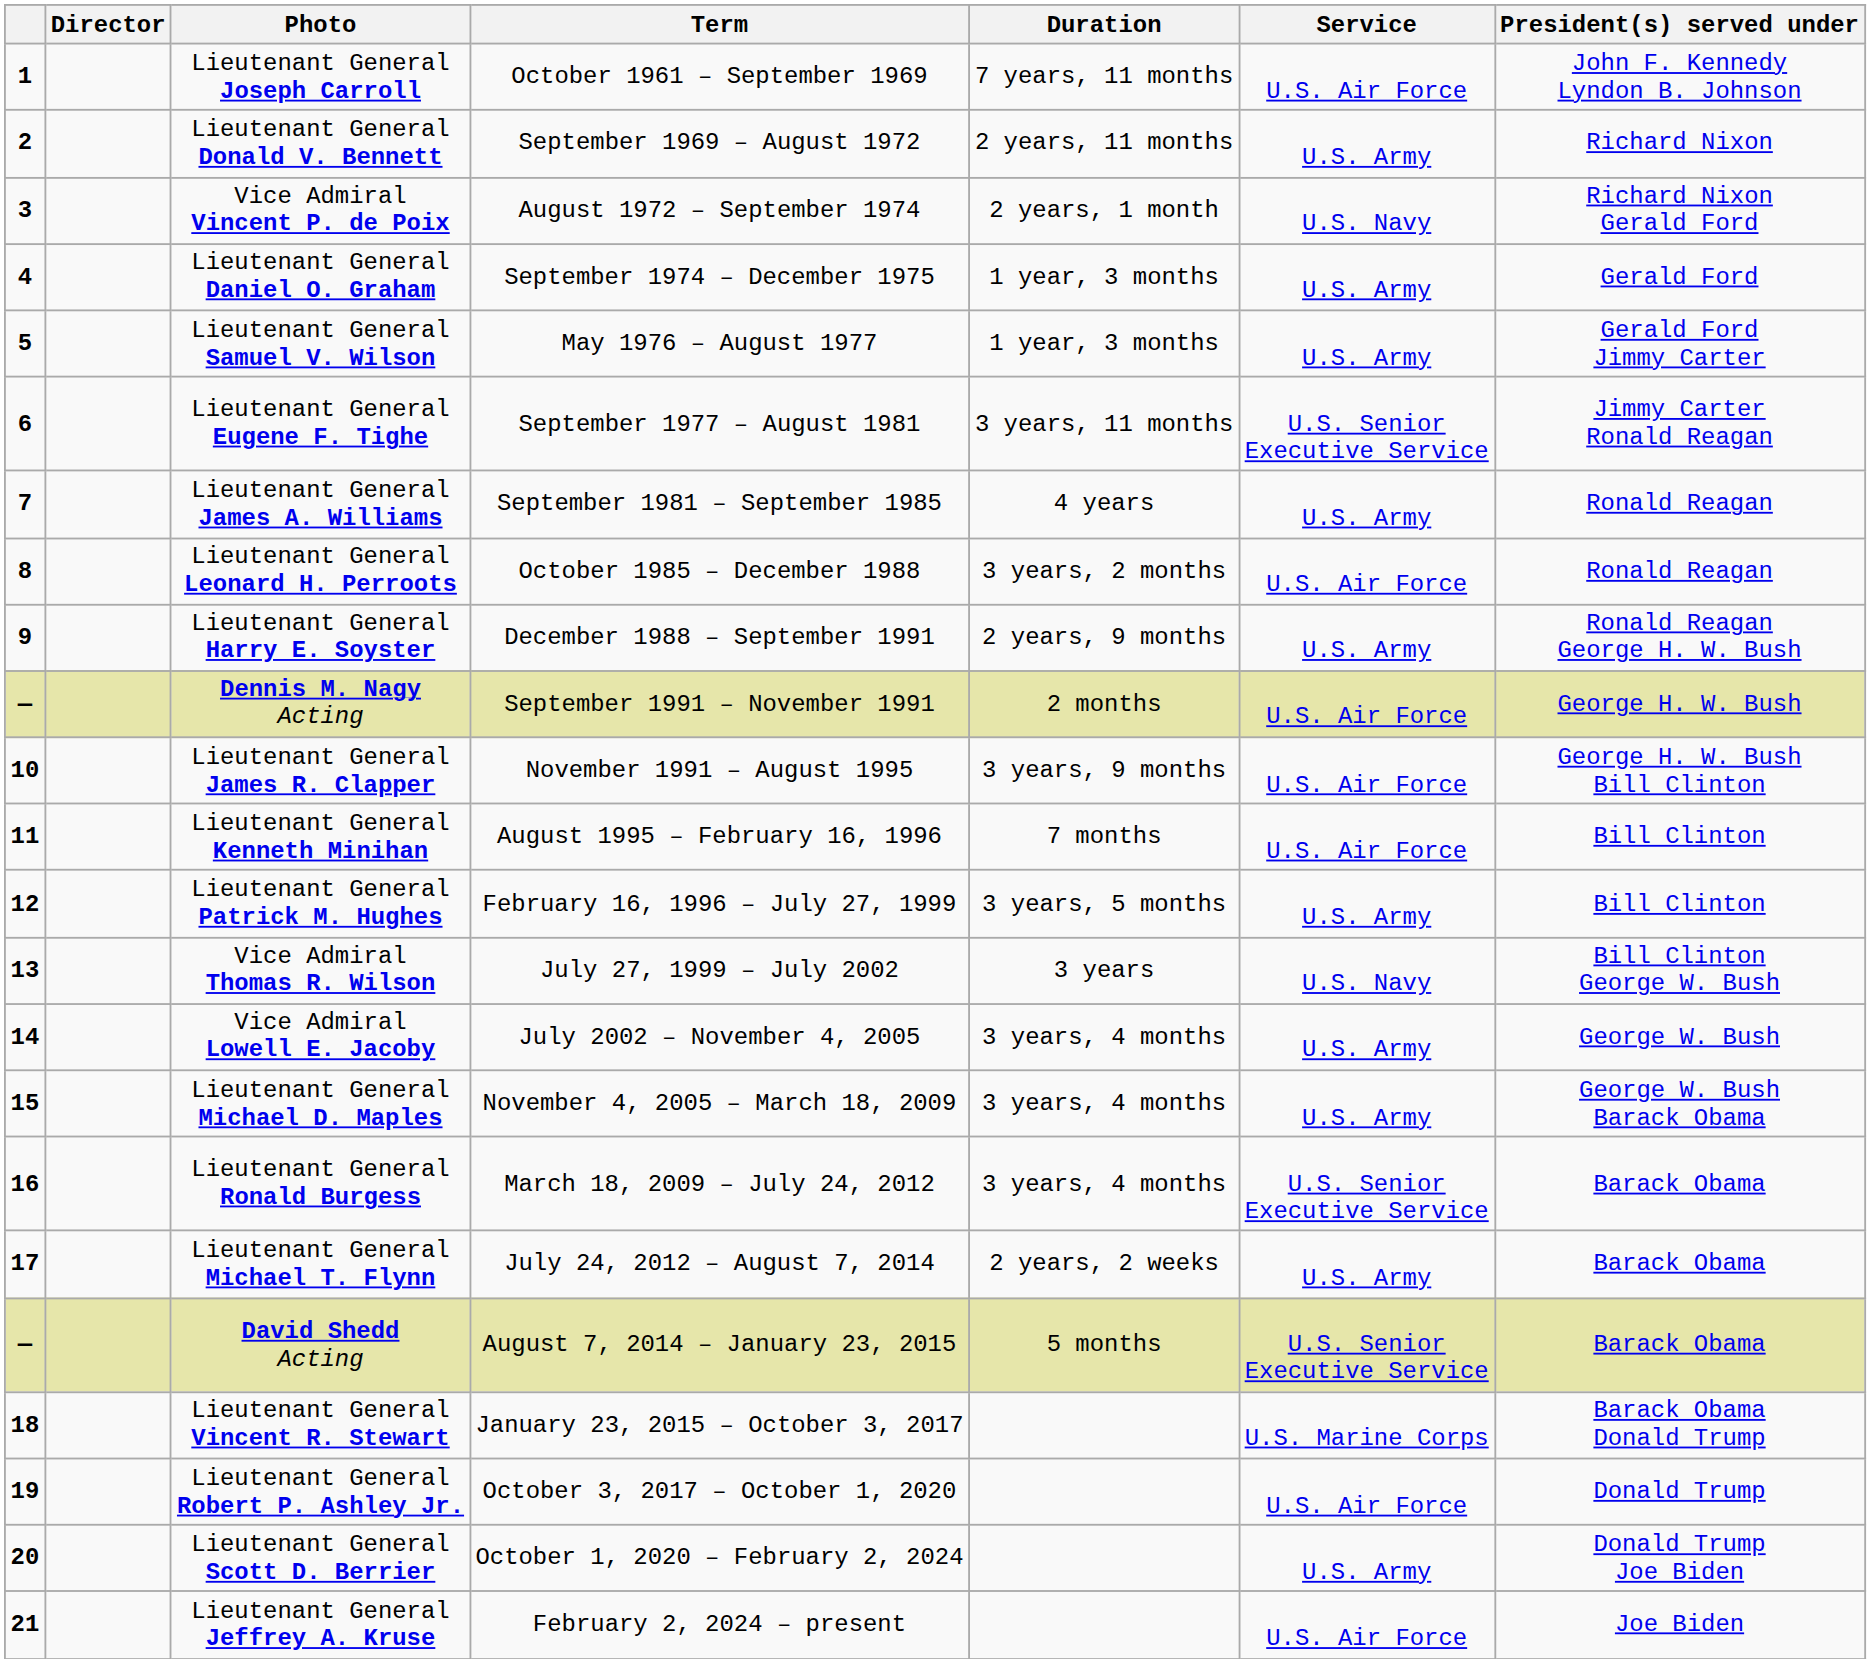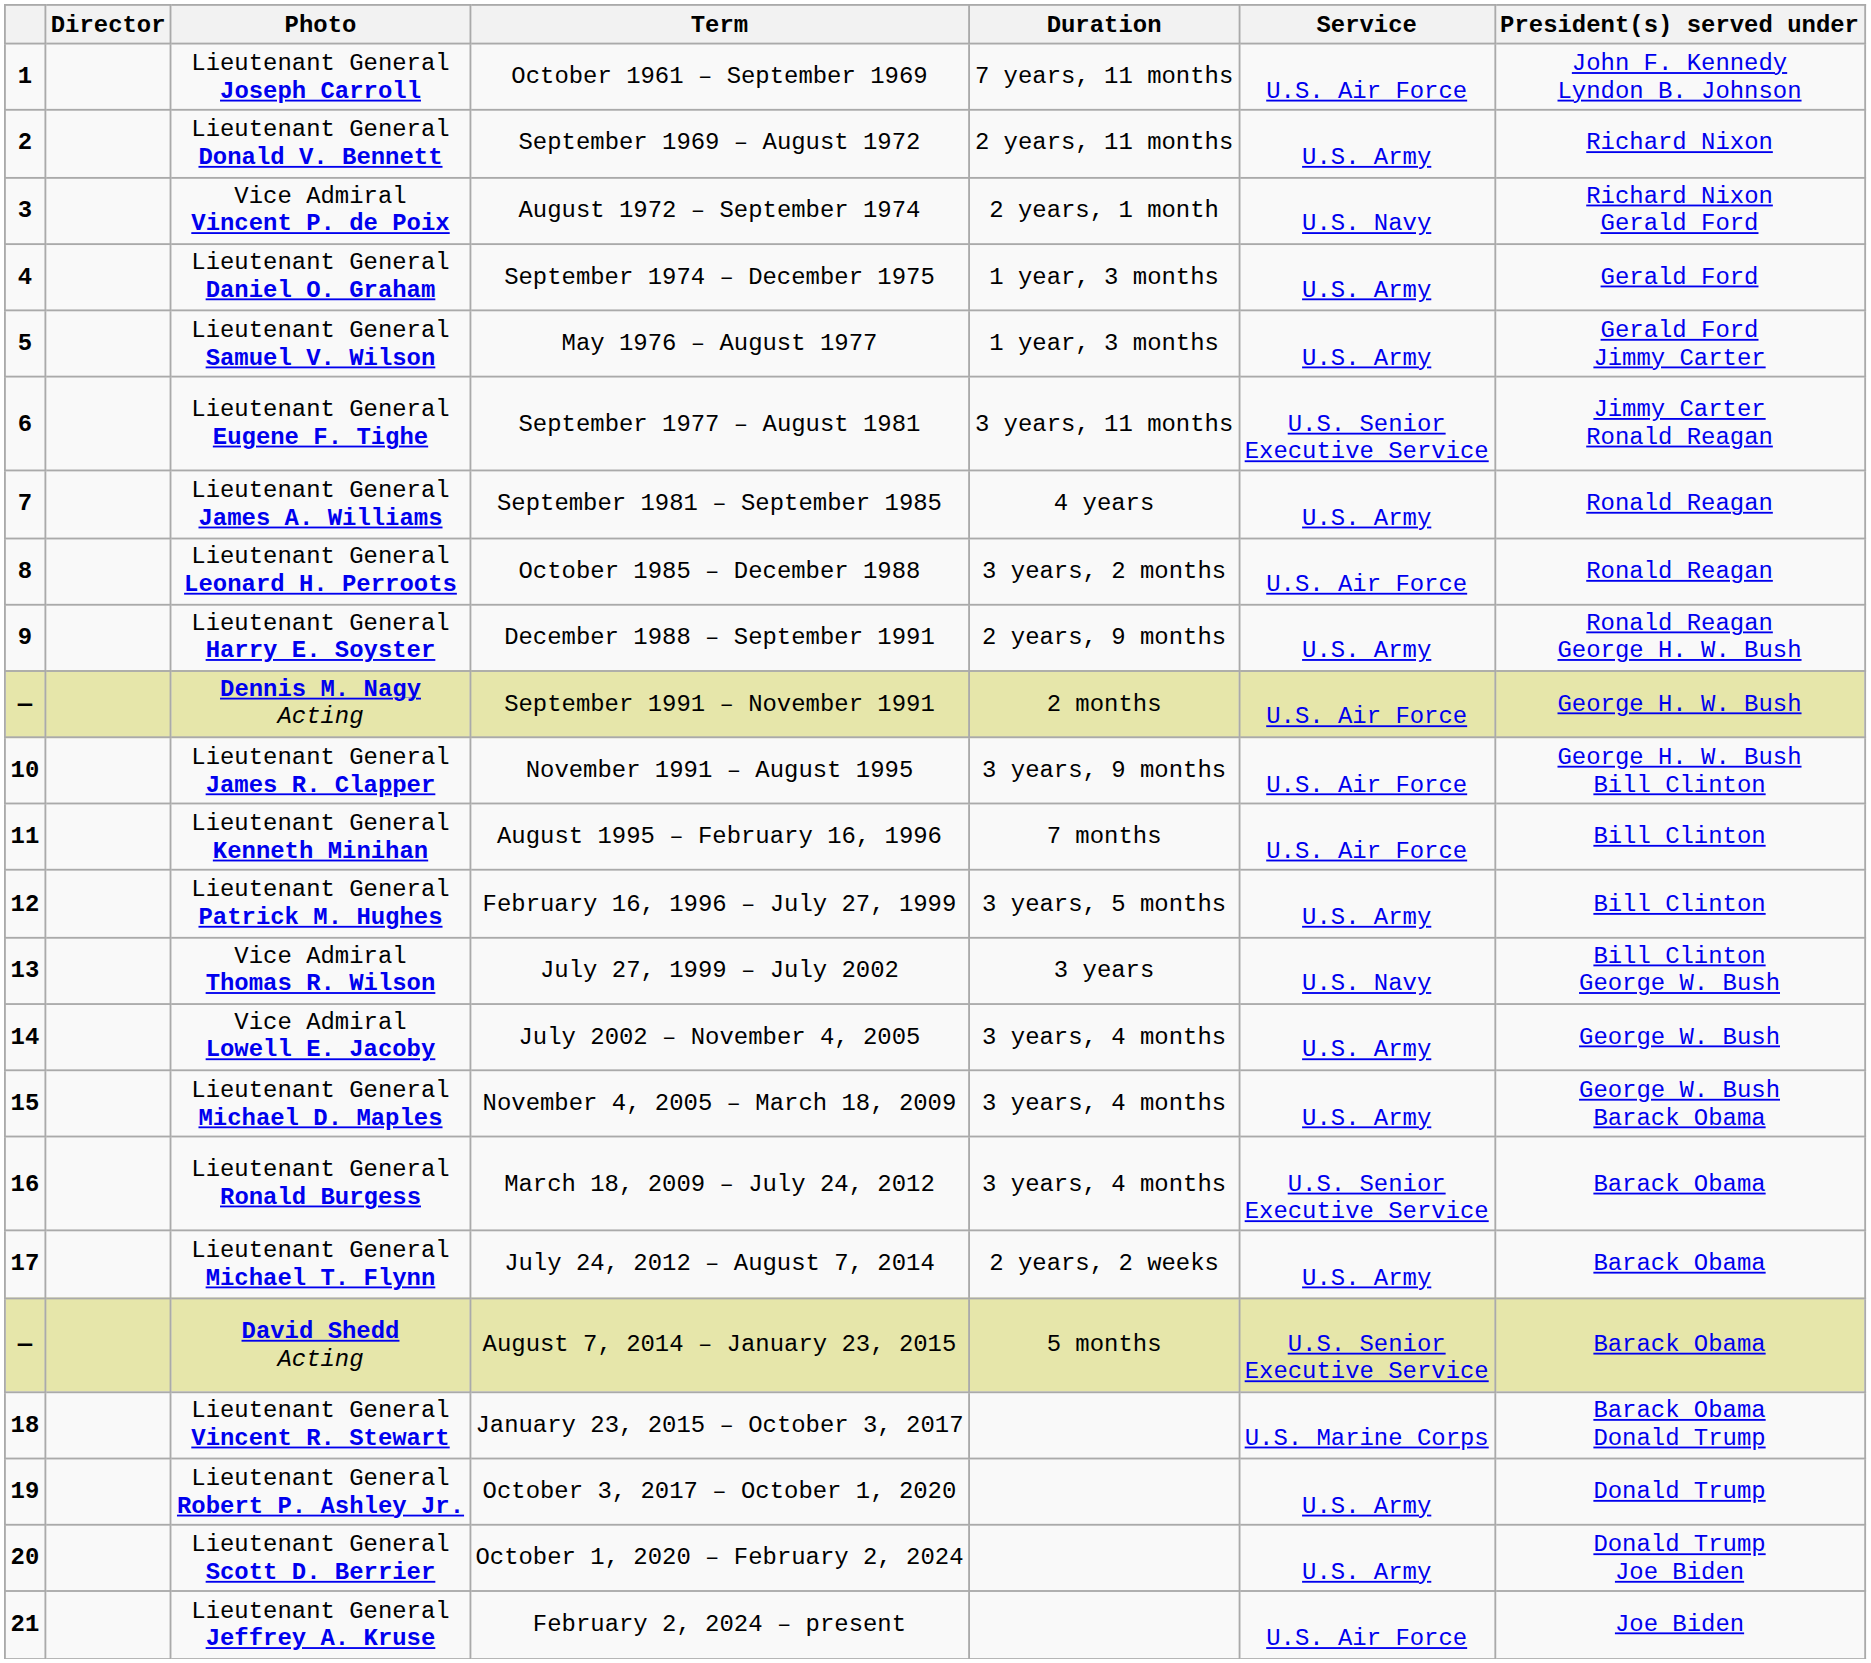(1367, 1505) U.S. Air Force -> (1367, 1505) U.S. Army
